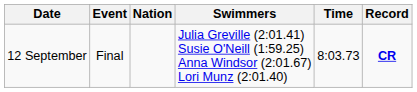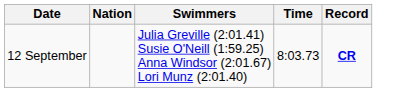- column: (110, 14)
